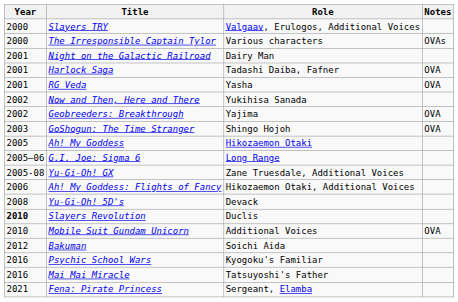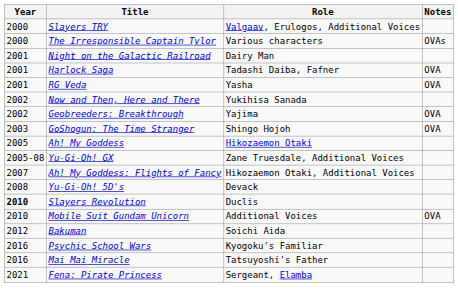- row: (94, 158)
(17, 187) 2006 -> (17, 172) 2007
